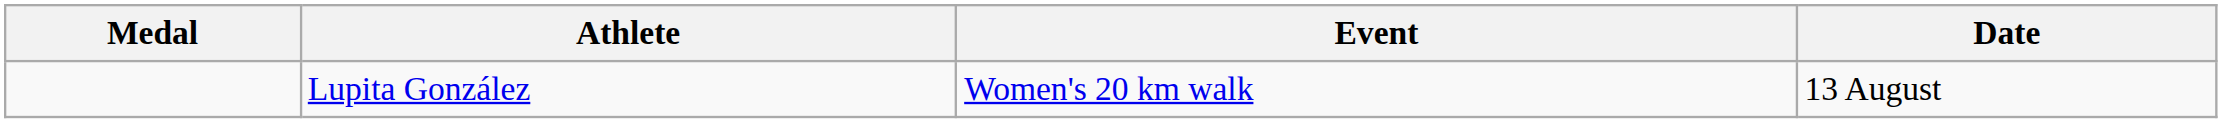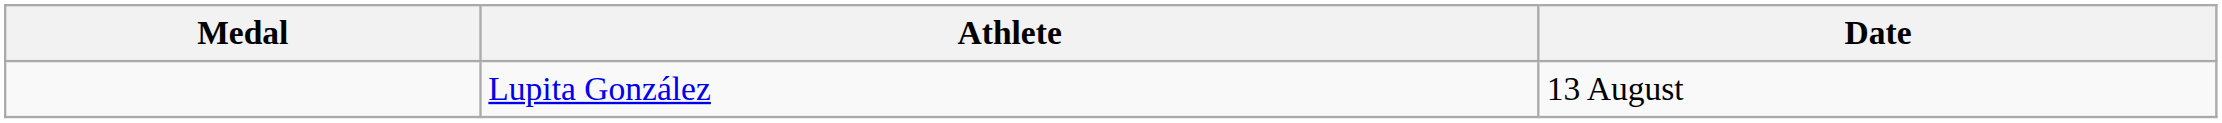- column: (1376, 32)
